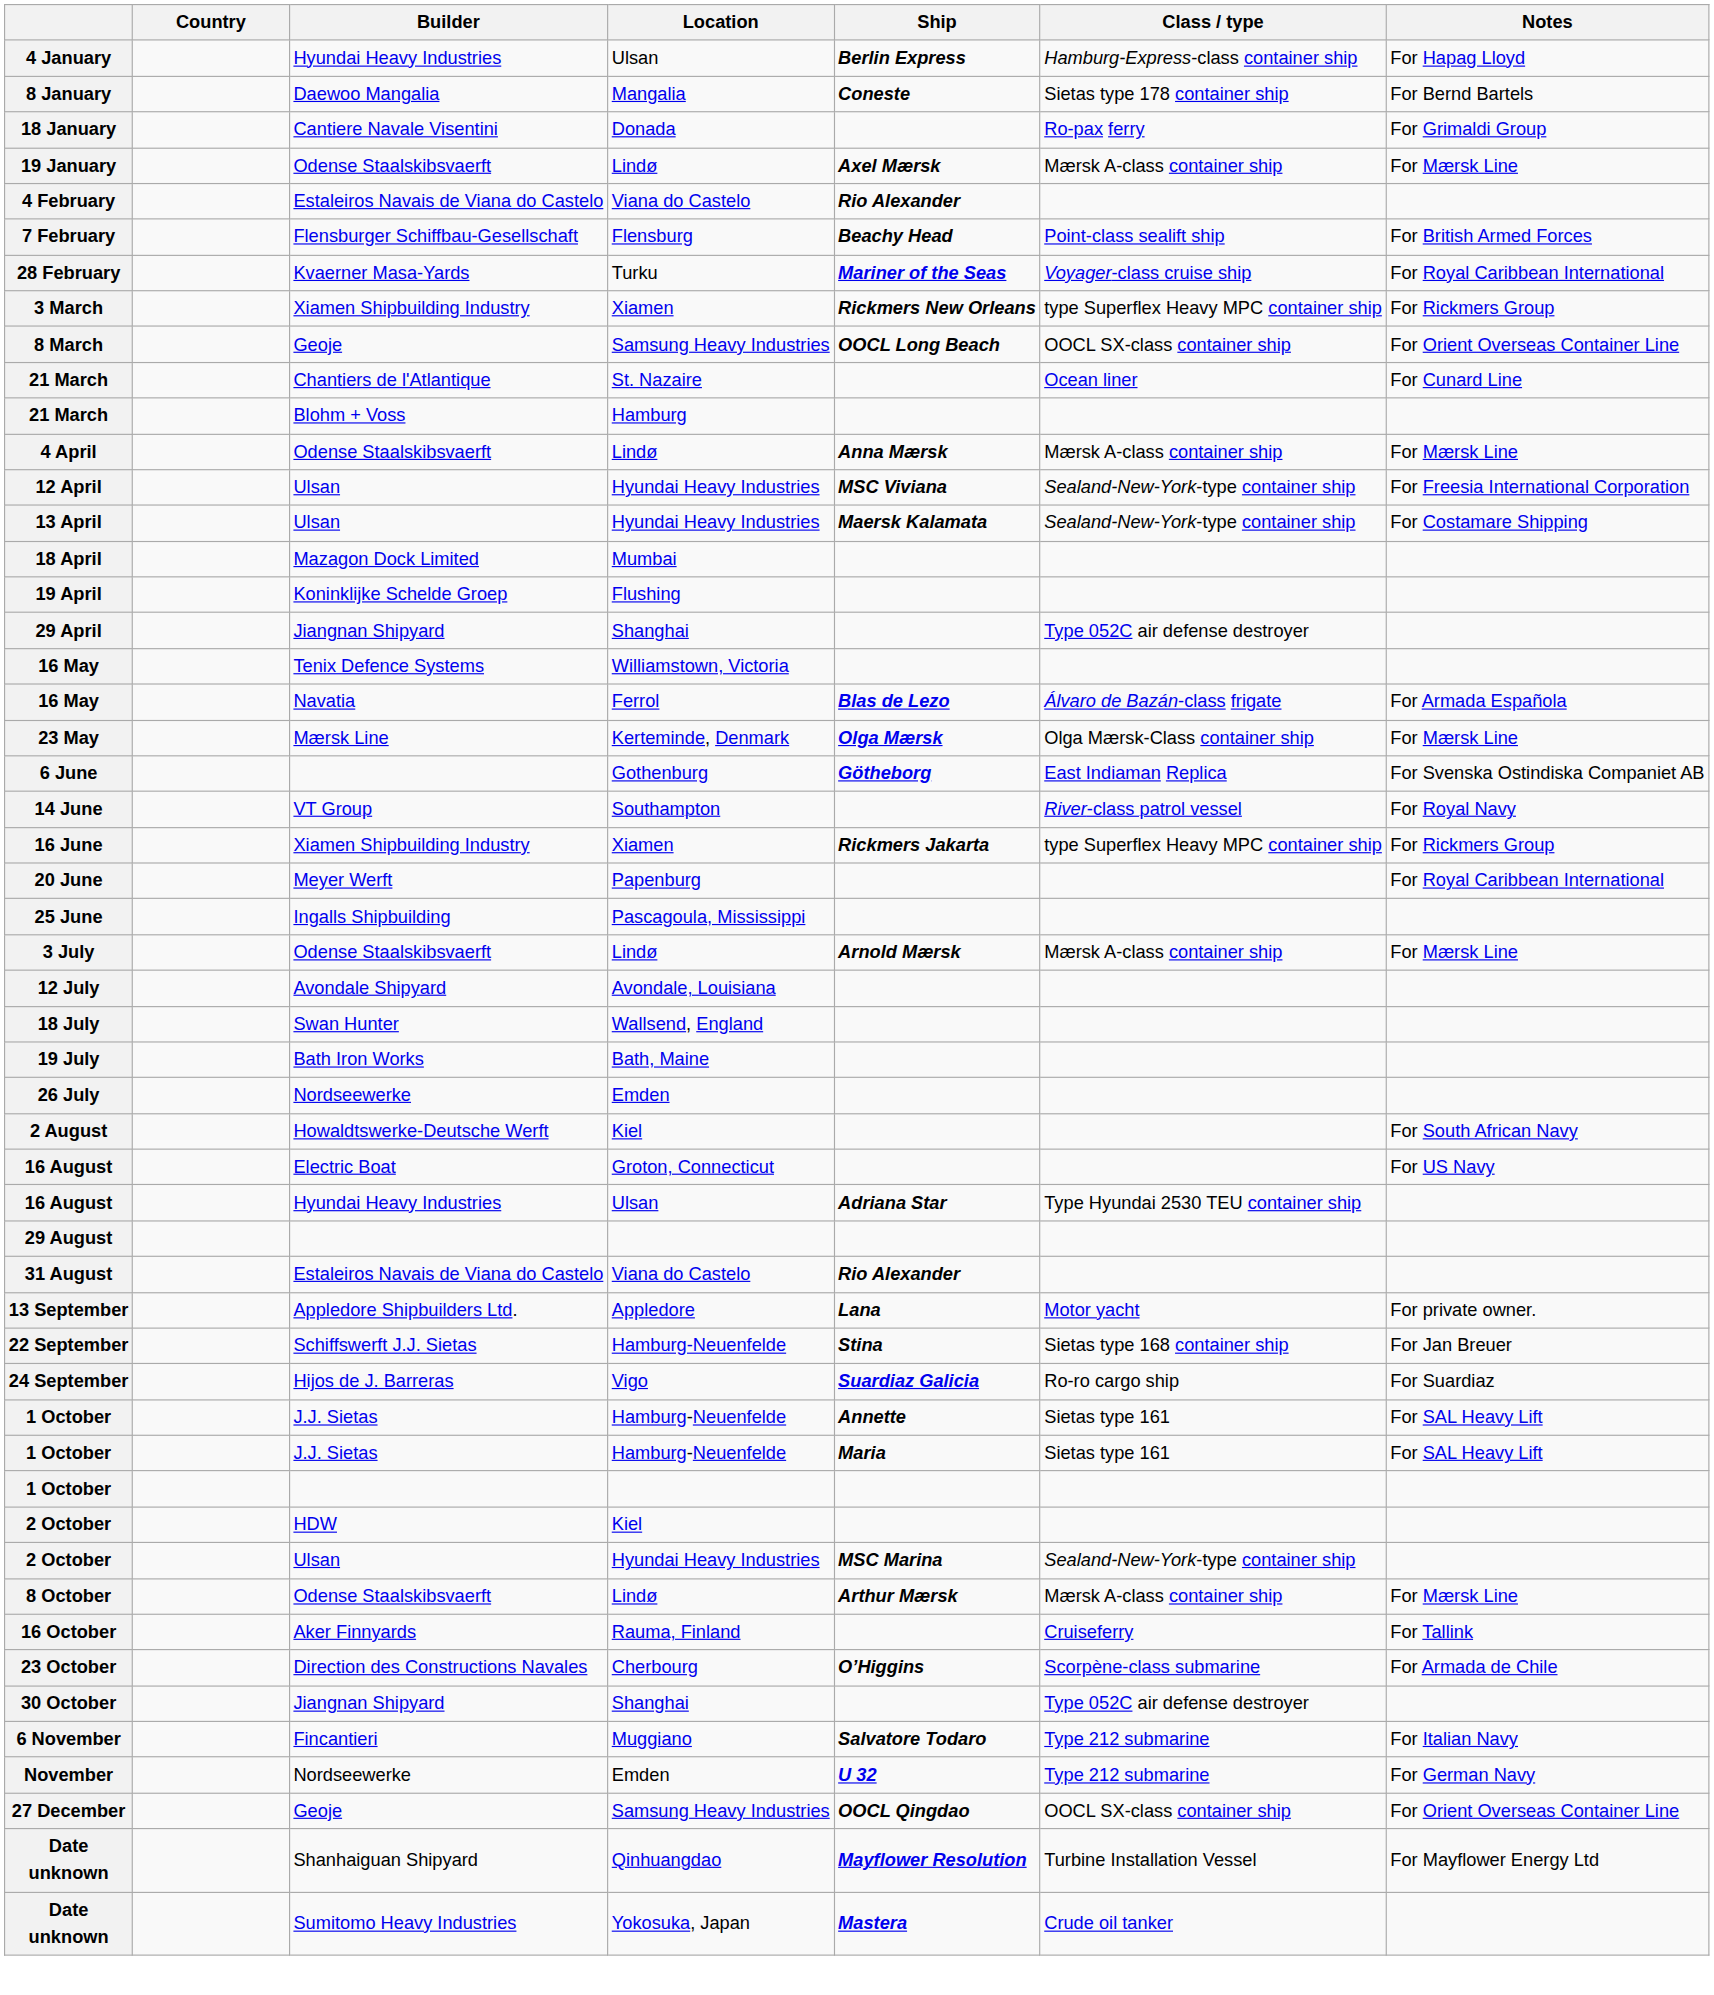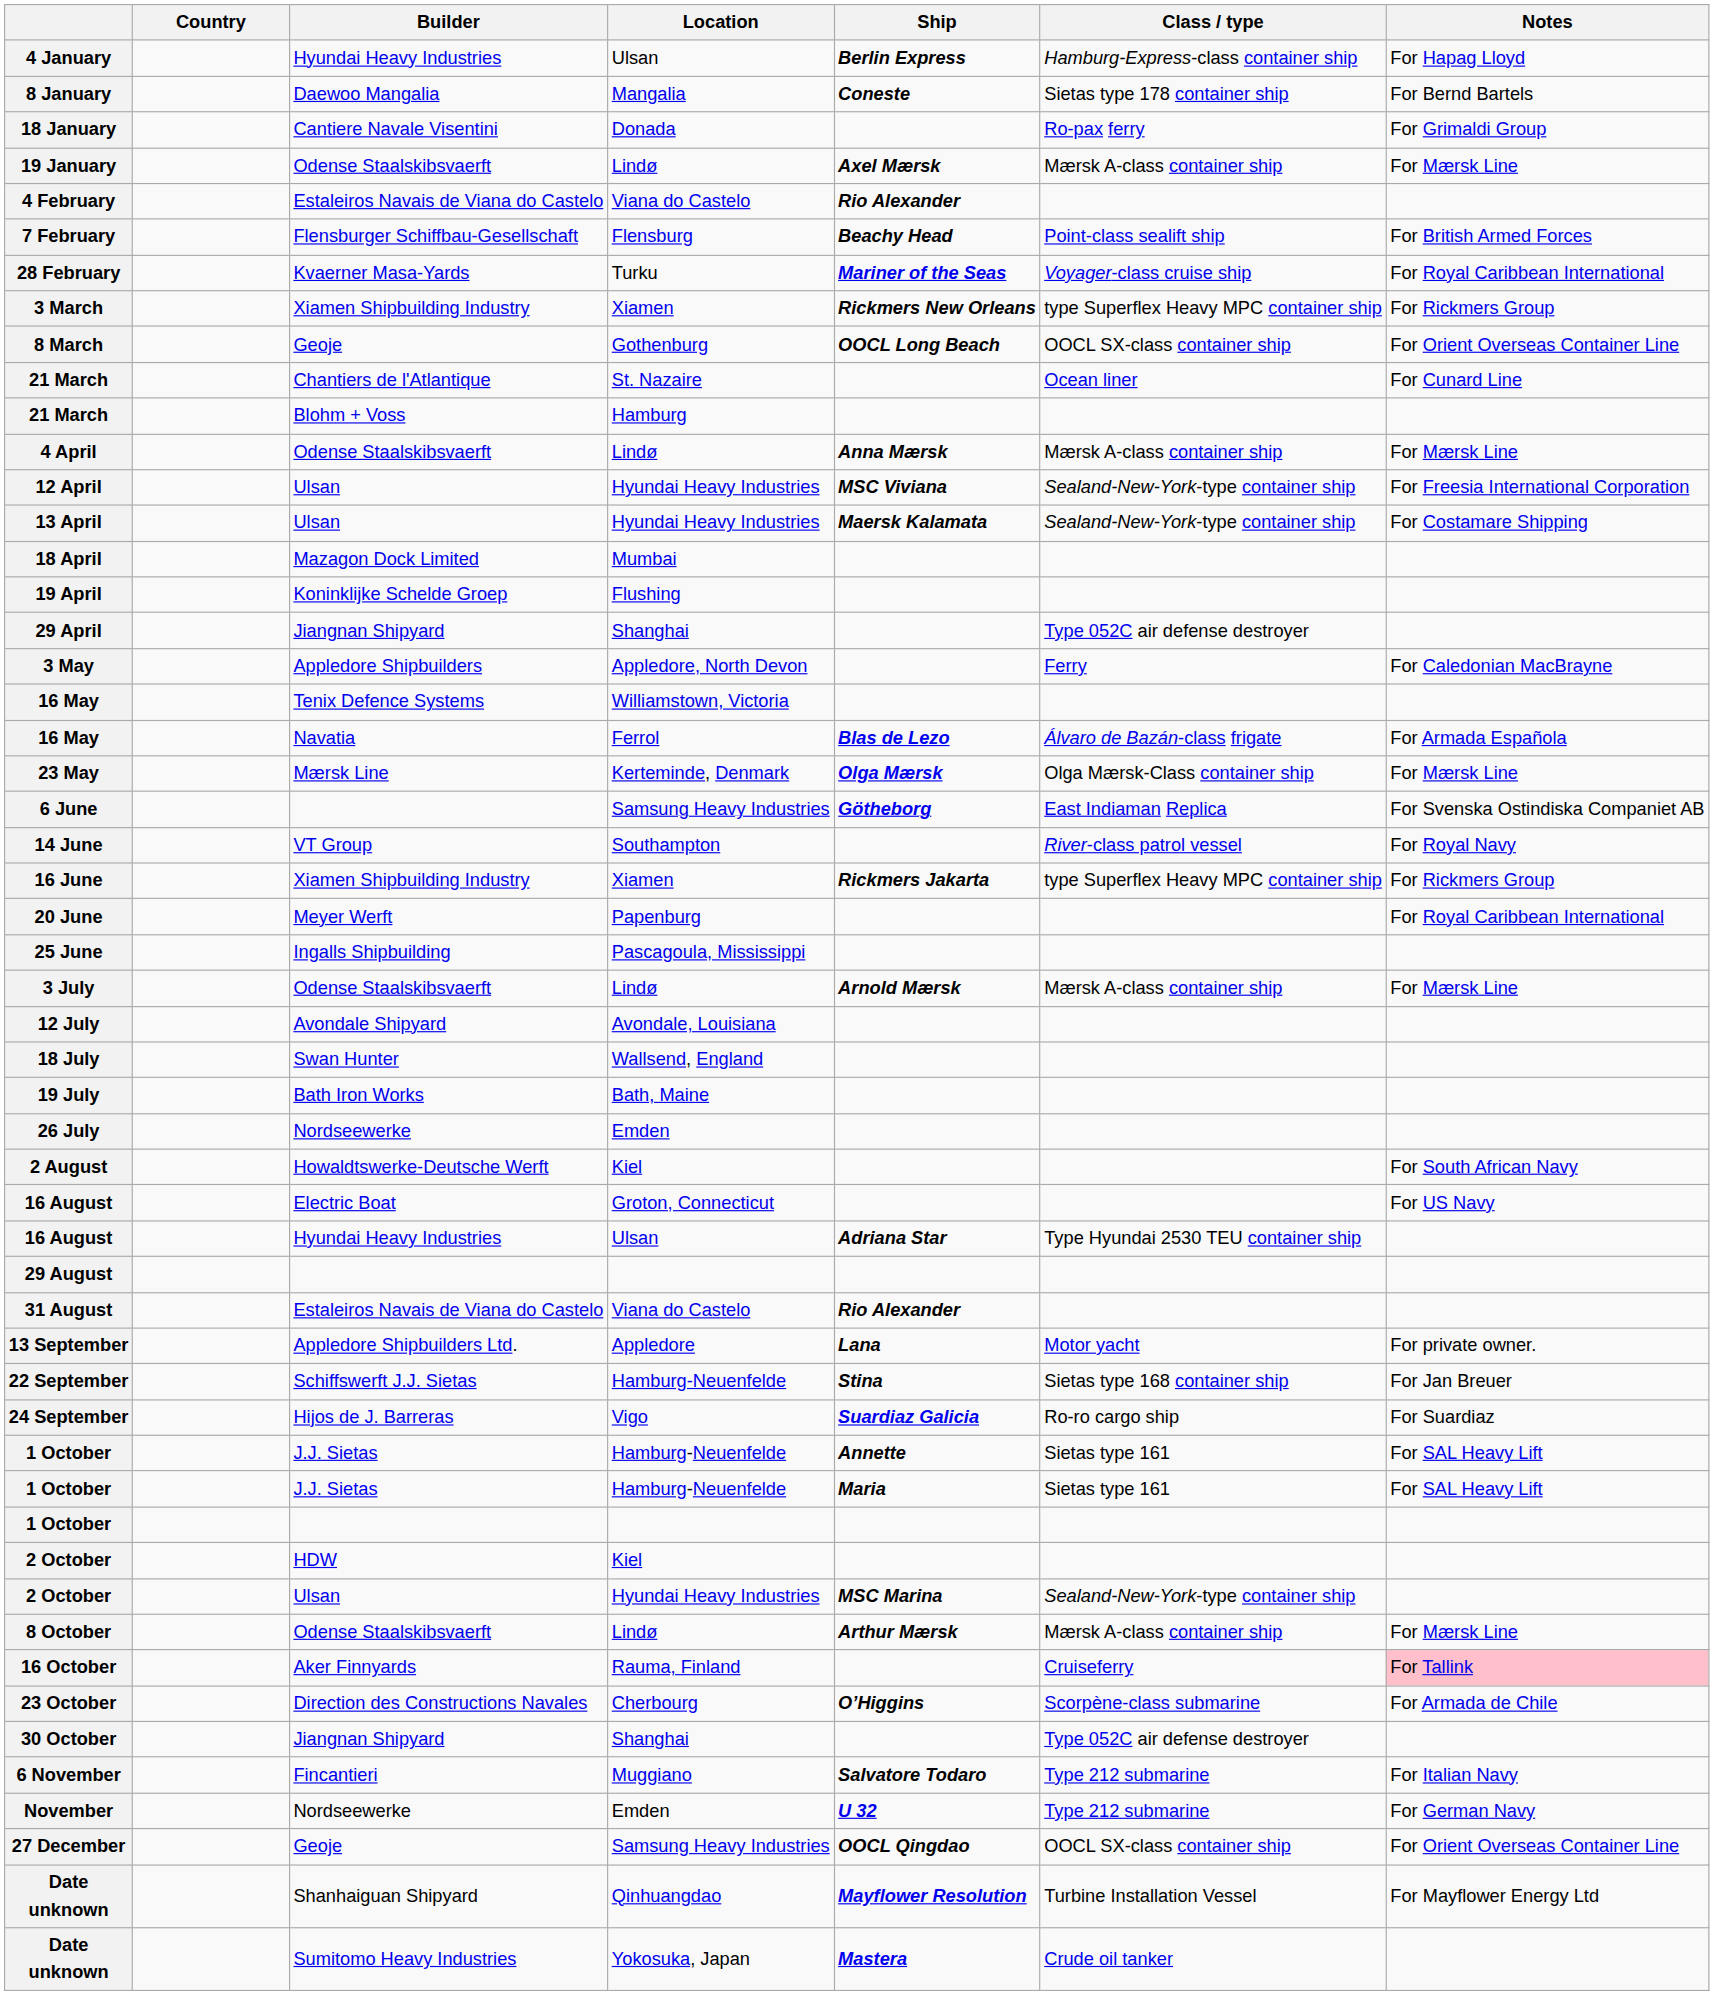(721, 344) Samsung Heavy Industries -> (660, 344) Gothenburg
+ row: (69, 666)
(660, 773) Gothenburg -> (721, 809) Samsung Heavy Industries
(1432, 1631) no background -> (1432, 1667) pink background
